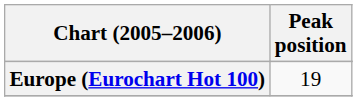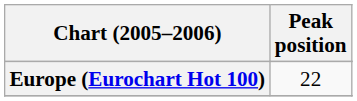(311, 78) 19 -> (311, 78) 22
